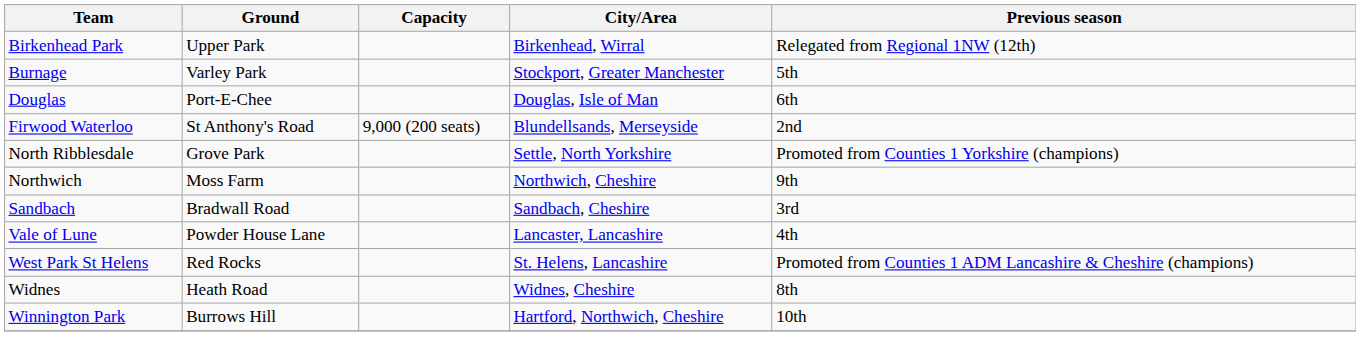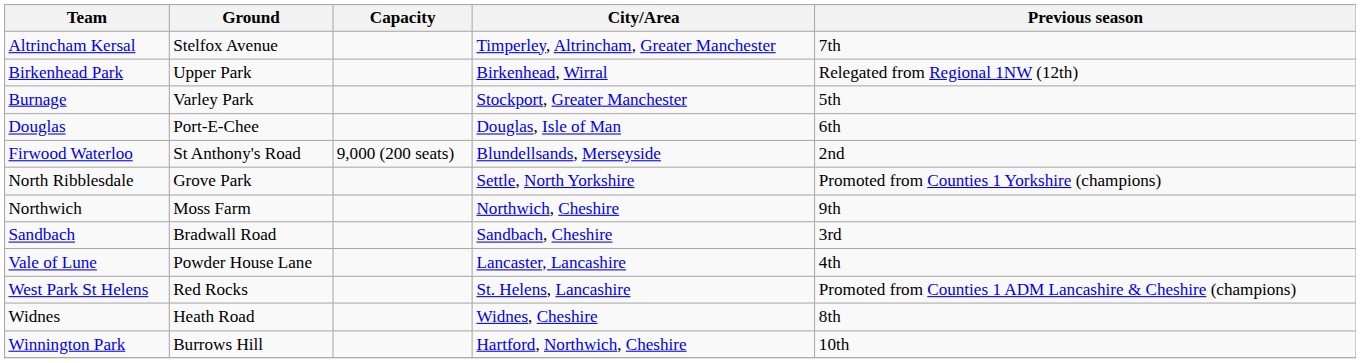+ row: (72, 45)
